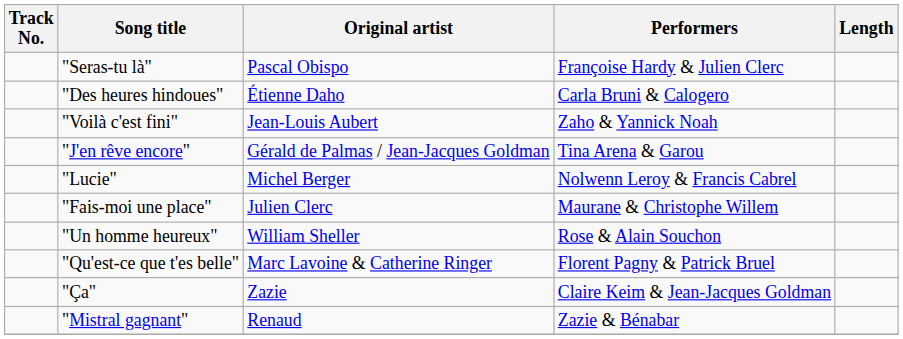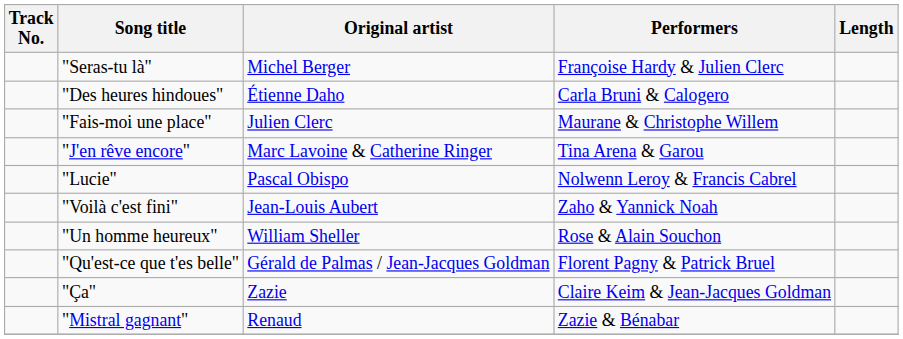(298, 66) Pascal Obispo -> (299, 66) Michel Berger
rows swapped: (137, 207) <-> (120, 123)
(398, 151) Gérald de Palmas / Jean-Jacques Goldman -> (370, 151) Marc Lavoine & Catherine Ringer
(299, 179) Michel Berger -> (298, 179) Pascal Obispo
(370, 263) Marc Lavoine & Catherine Ringer -> (398, 263) Gérald de Palmas / Jean-Jacques Goldman
